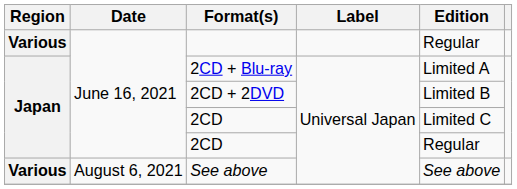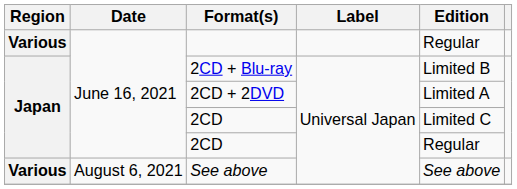(456, 68) Limited A -> (457, 68) Limited B
(457, 94) Limited B -> (456, 94) Limited A
